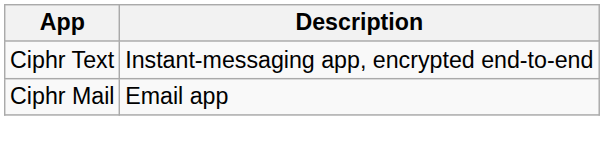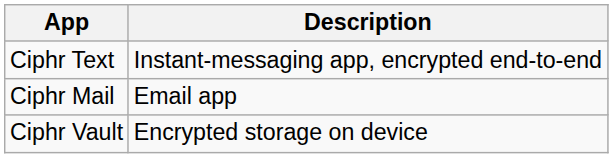+ row: (67, 133)
